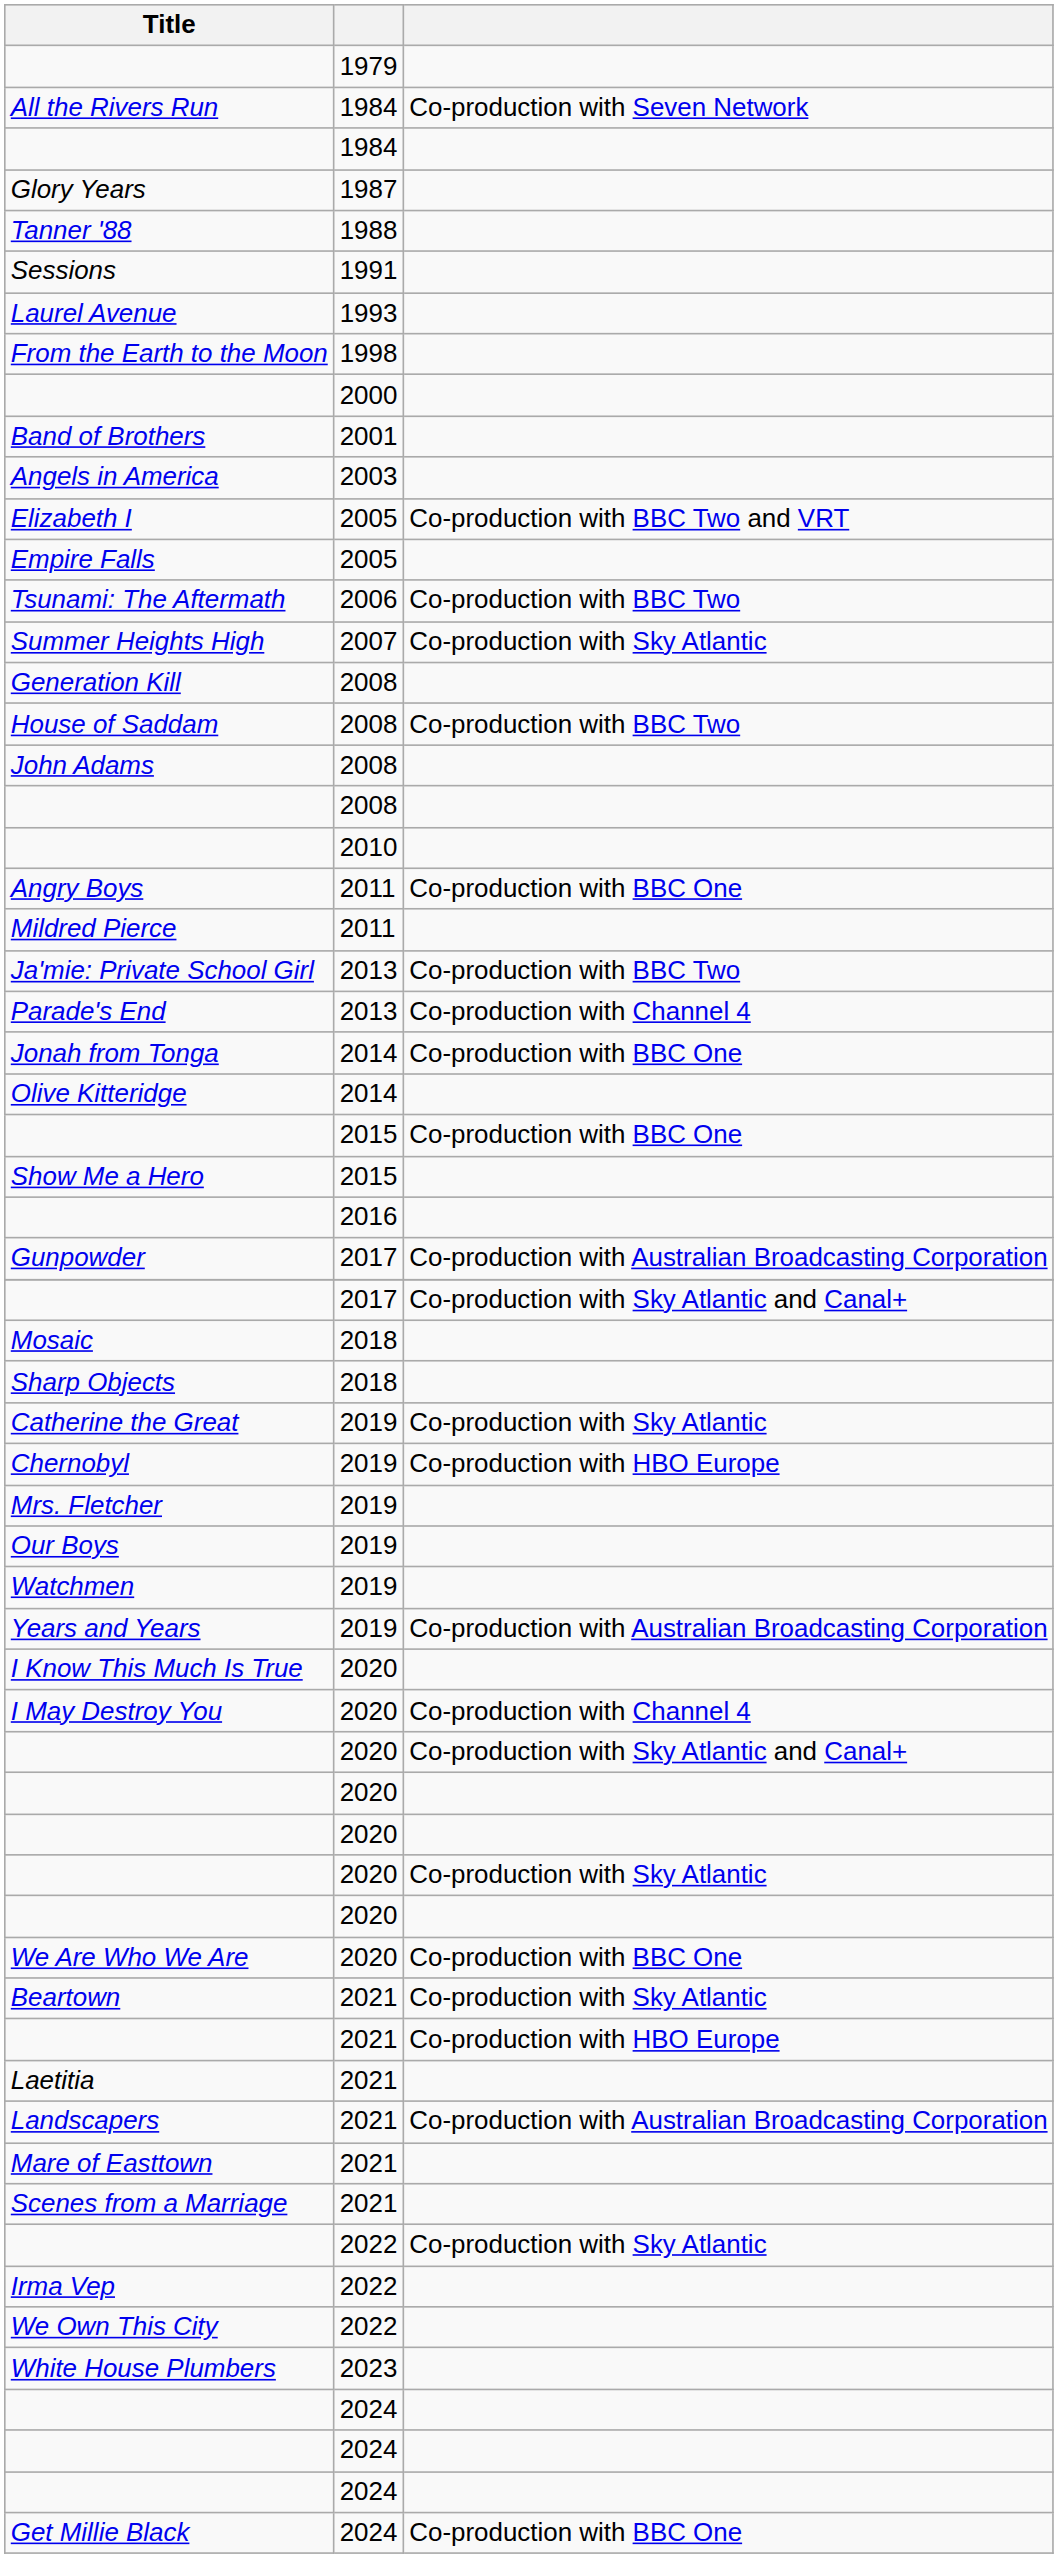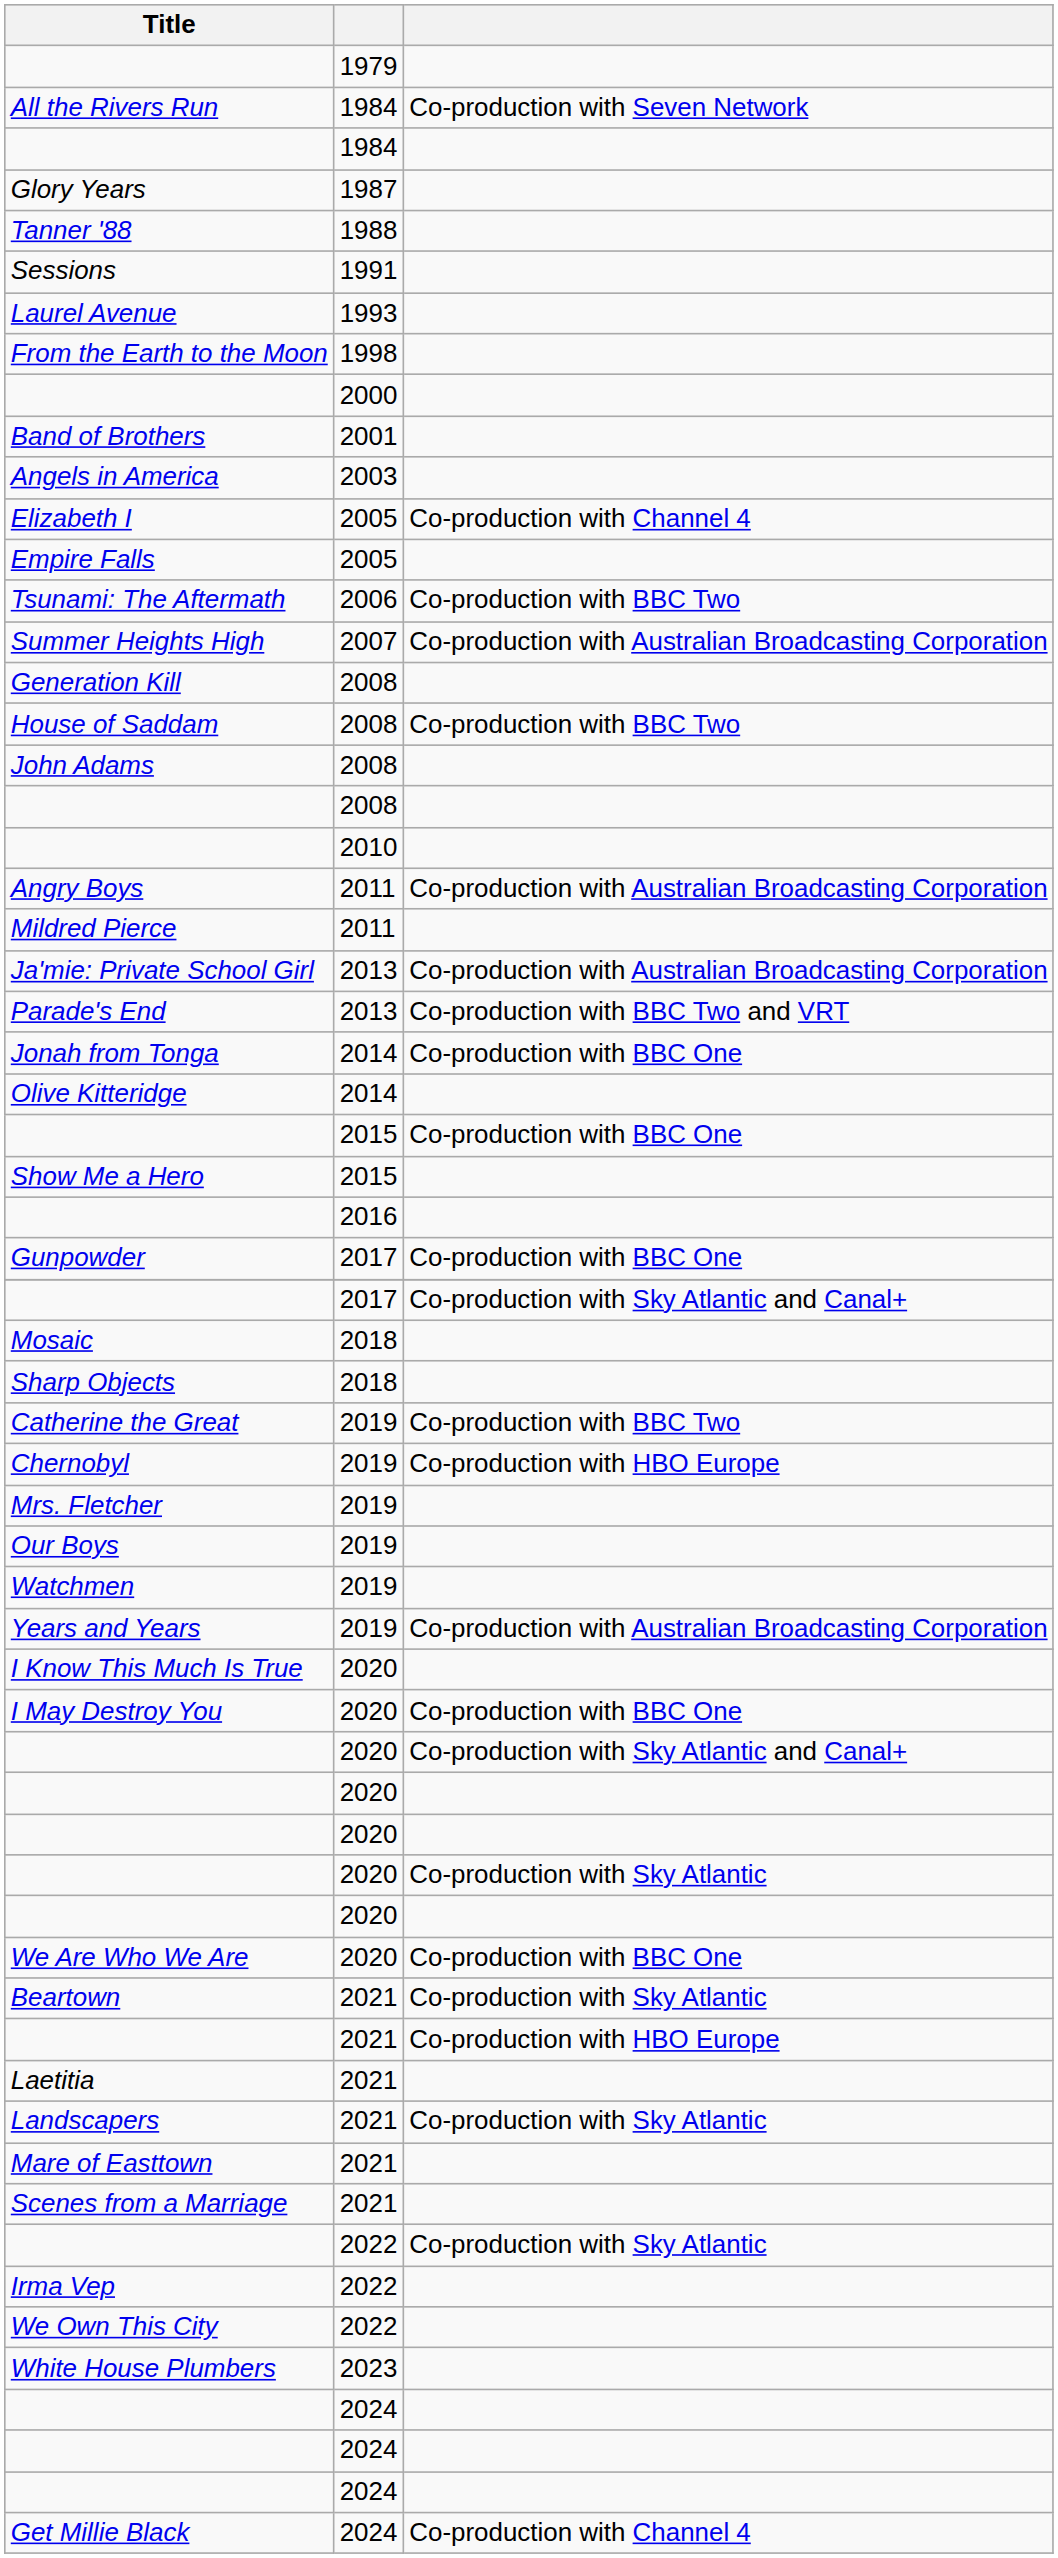(629, 518) Co-production with BBC Two and VRT -> (580, 518) Co-production with Channel 4
(588, 641) Co-production with Sky Atlantic -> (728, 641) Co-production with Australian Broadcasting Corporation
(576, 888) Co-production with BBC One -> (728, 888) Co-production with Australian Broadcasting Corporation
(575, 970) Co-production with BBC Two -> (728, 970) Co-production with Australian Broadcasting Corporation
(580, 1011) Co-production with Channel 4 -> (629, 1011) Co-production with BBC Two and VRT
(728, 1258) Co-production with Australian Broadcasting Corporation -> (576, 1258) Co-production with BBC One
(588, 1422) Co-production with Sky Atlantic -> (575, 1422) Co-production with BBC Two
(580, 1710) Co-production with Channel 4 -> (576, 1710) Co-production with BBC One
(728, 2121) Co-production with Australian Broadcasting Corporation -> (588, 2121) Co-production with Sky Atlantic
(576, 2532) Co-production with BBC One -> (580, 2532) Co-production with Channel 4
